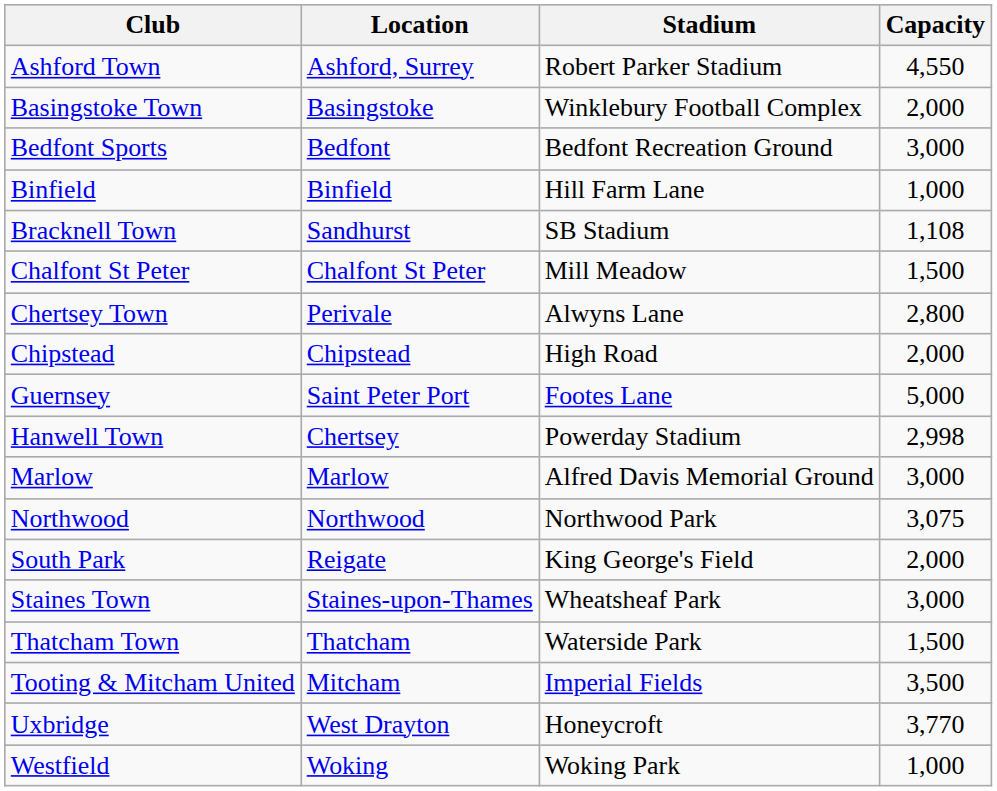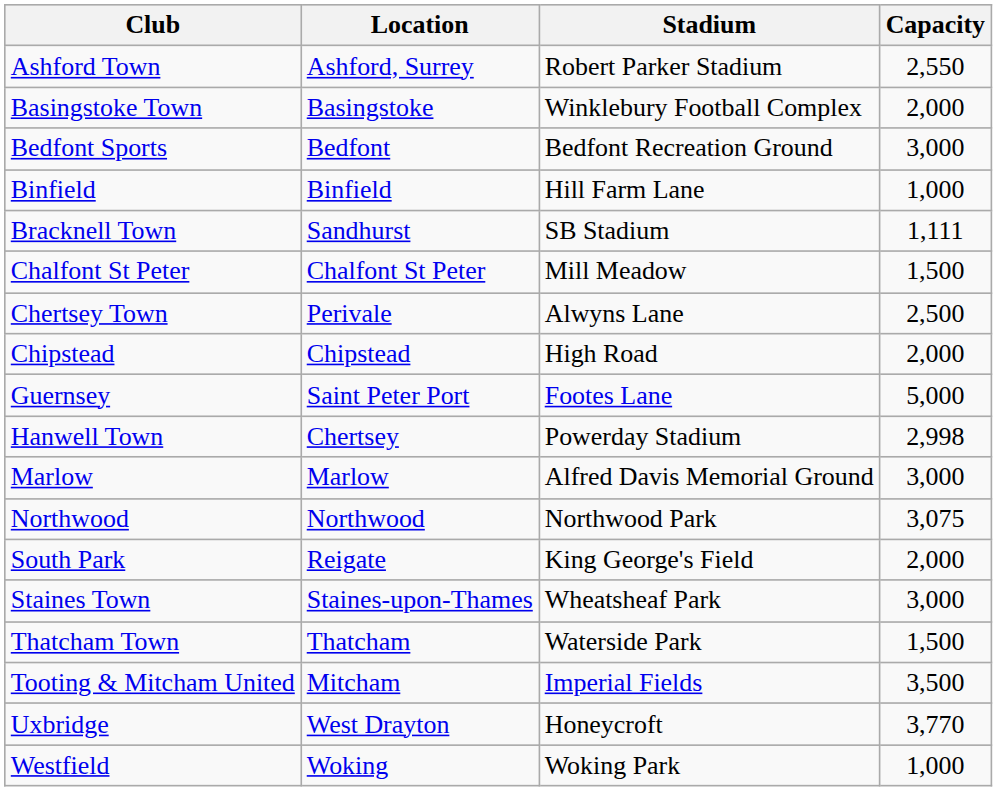(935, 66) 4,550 -> (935, 66) 2,550
(935, 230) 1,108 -> (935, 230) 1,111
(935, 312) 2,800 -> (935, 312) 2,500
